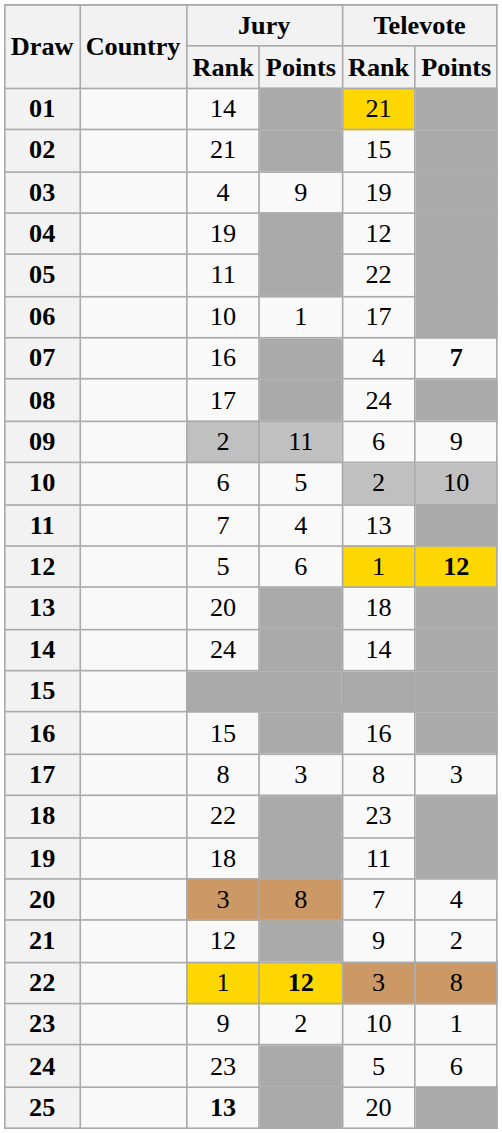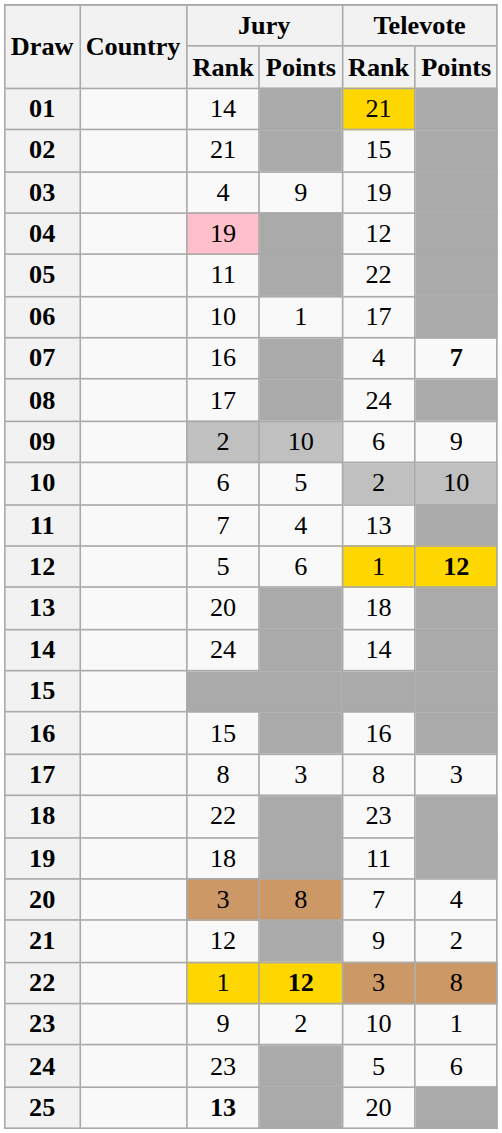(223, 233) no background -> (223, 233) pink background
(301, 441) 11 -> (301, 441) 10
